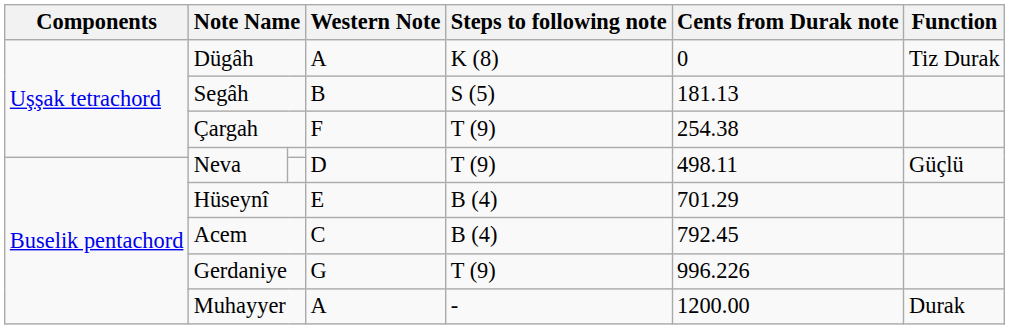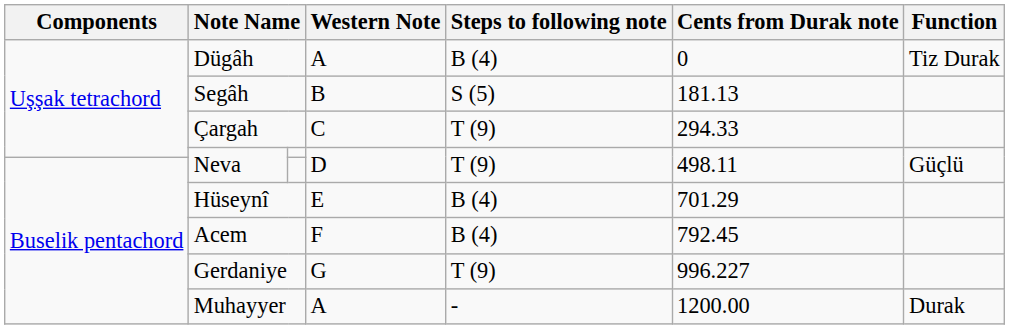(475, 57) K (8) -> (474, 57) B (4)
(317, 128) F -> (318, 128) C
(708, 128) 254.38 -> (708, 128) 294.33
(318, 235) C -> (317, 235) F
(713, 270) 996.226 -> (713, 270) 996.227
